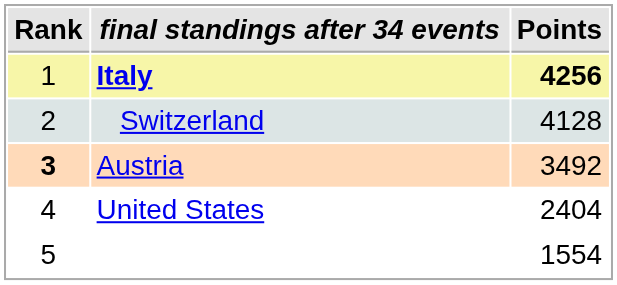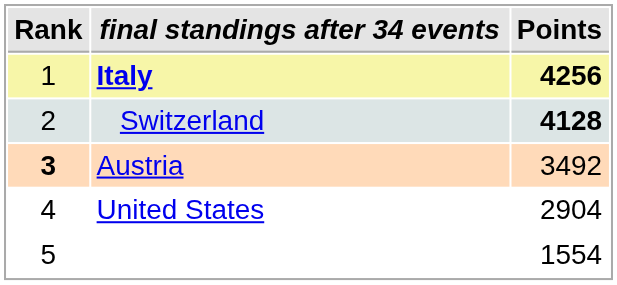(571, 121) normal -> (571, 121) bold
(571, 210) 2404 -> (571, 210) 2904
